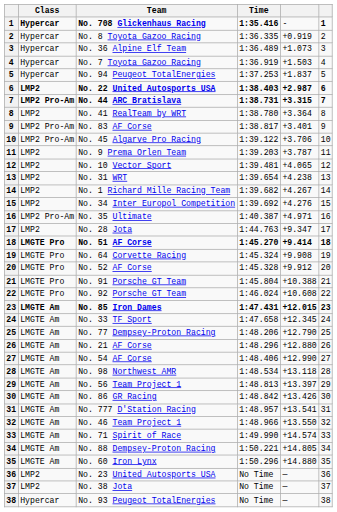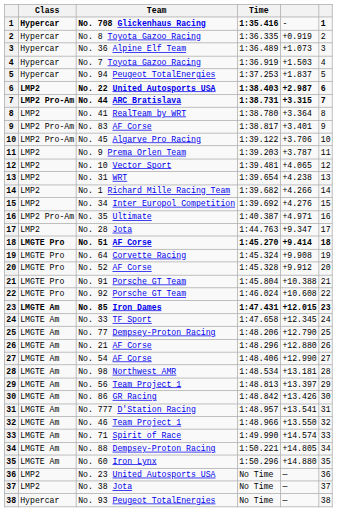(297, 191) +4.267 -> (297, 191) +4.266
(300, 372) +13.118 -> (300, 372) +13.181
